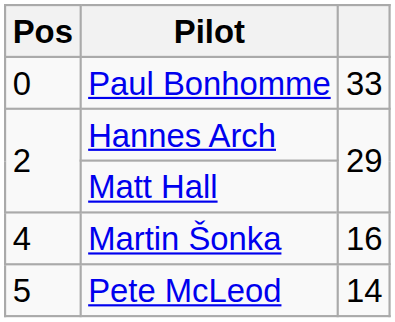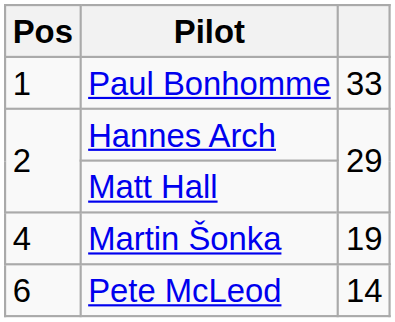(22, 83) 0 -> (22, 83) 1
(364, 239) 16 -> (364, 239) 19
(22, 291) 5 -> (22, 291) 6
